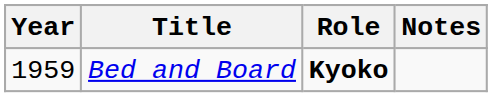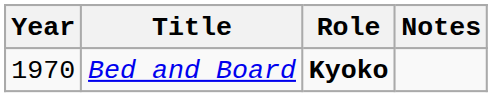(43, 70) 1959 -> (43, 70) 1970
